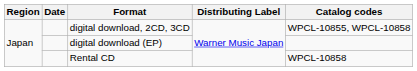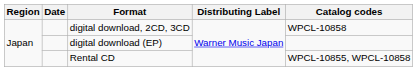(349, 27) WPCL-10855, WPCL-10858 -> (317, 27) WPCL-10858
(317, 58) WPCL-10858 -> (349, 58) WPCL-10855, WPCL-10858
